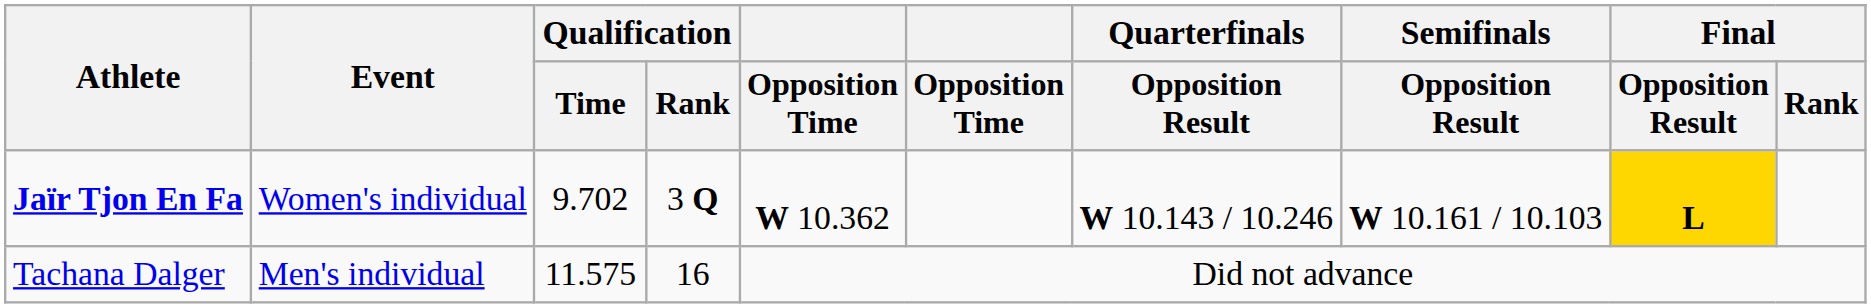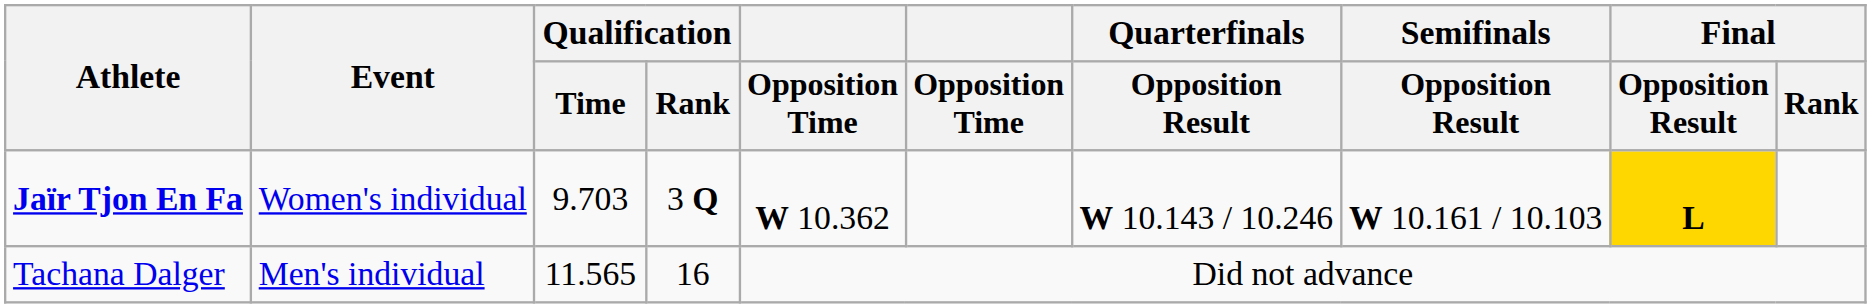(590, 198) 9.702 -> (590, 198) 9.703
(590, 273) 11.575 -> (590, 273) 11.565
